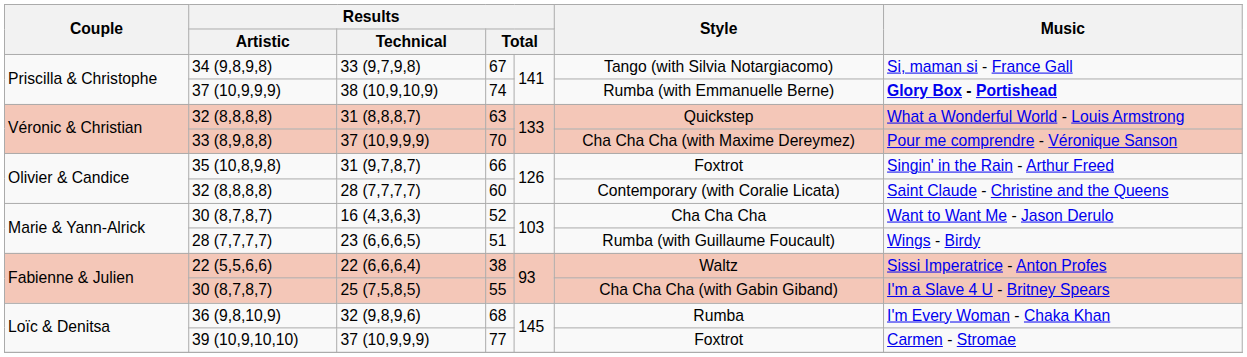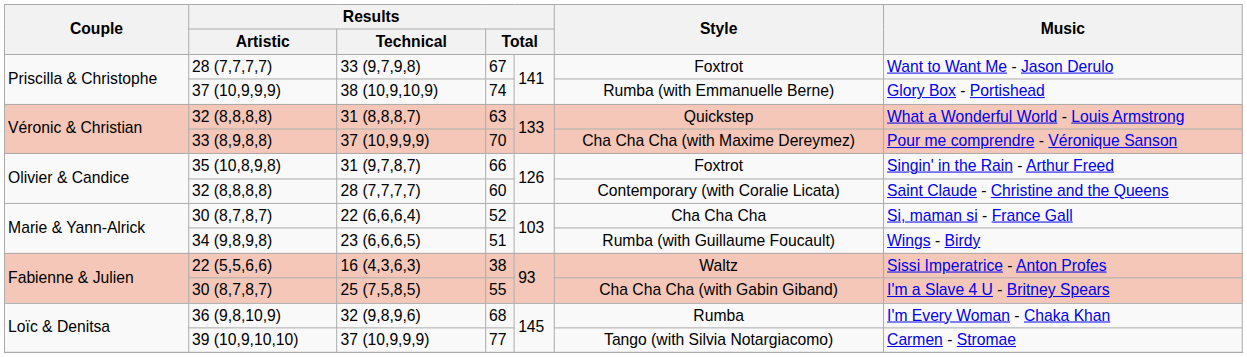(232, 66) 34 (9,8,9,8) -> (232, 66) 28 (7,7,7,7)
(719, 66) Tango (with Silvia Notargiacomo) -> (719, 66) Foxtrot
(980, 66) Si, maman si - France Gall -> (1000, 66) Want to Want Me - Jason Derulo
(972, 91) bold -> (966, 91) normal
(381, 215) 16 (4,3,6,3) -> (381, 215) 22 (6,6,6,4)
(1000, 215) Want to Want Me - Jason Derulo -> (980, 215) Si, maman si - France Gall
(232, 240) 28 (7,7,7,7) -> (232, 240) 34 (9,8,9,8)
(381, 265) 22 (6,6,6,4) -> (381, 265) 16 (4,3,6,3)
(719, 340) Foxtrot -> (719, 340) Tango (with Silvia Notargiacomo)
